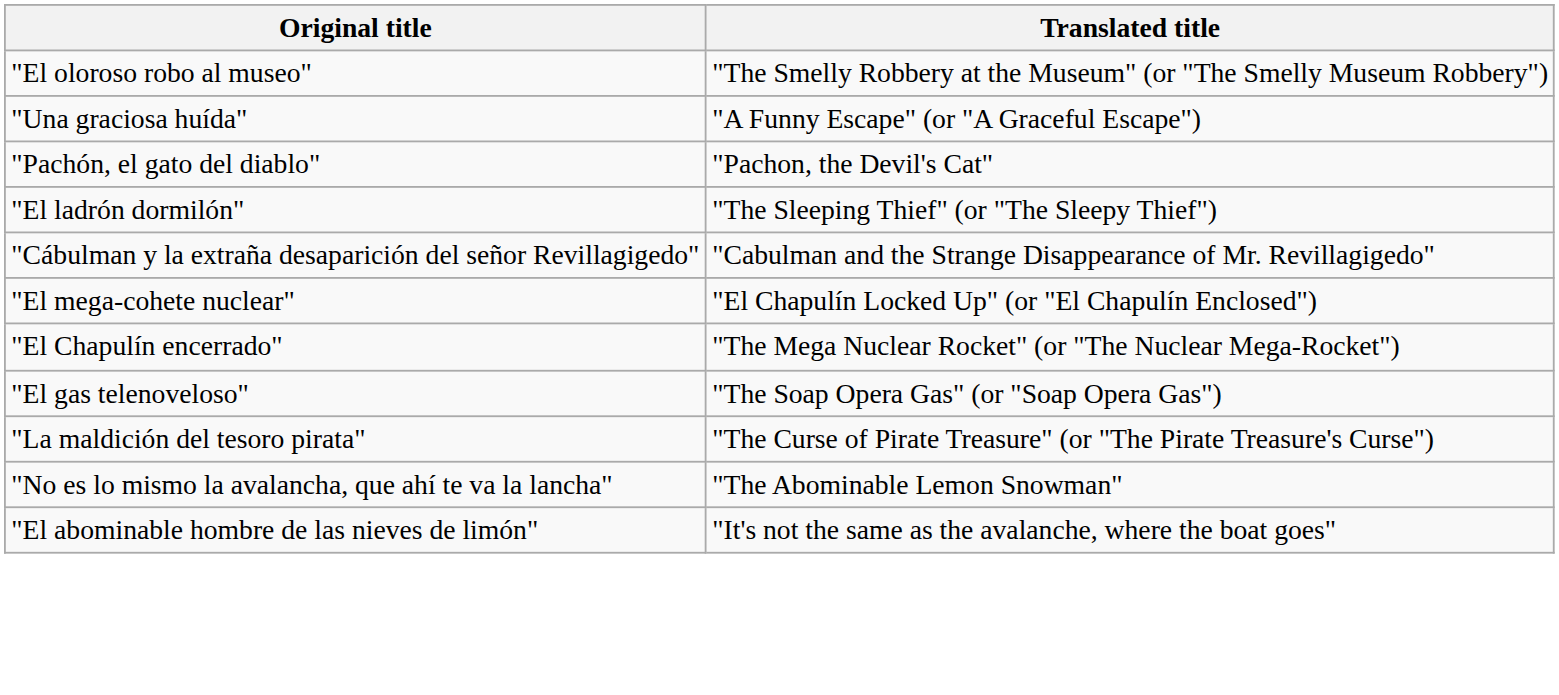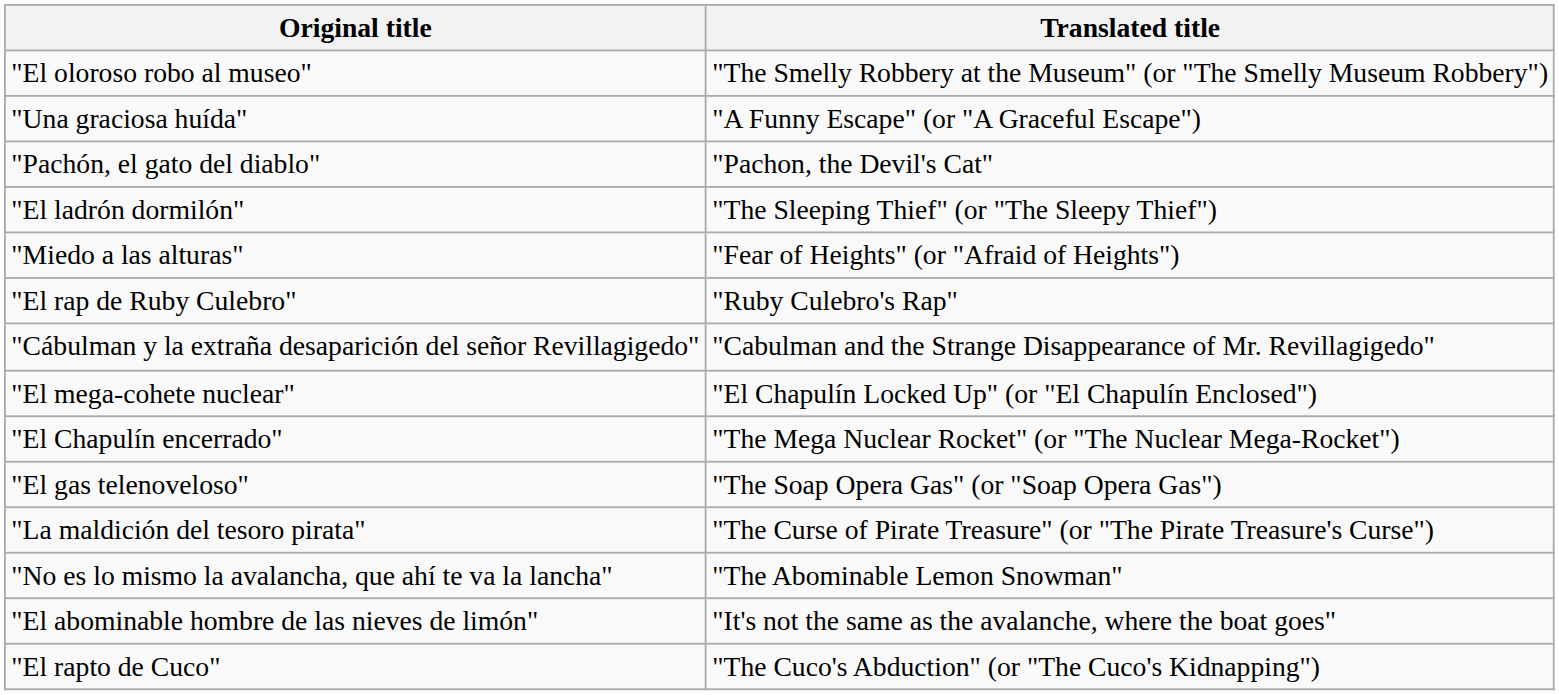+ row: (127, 255)
+ row: (154, 301)
+ row: (116, 666)
